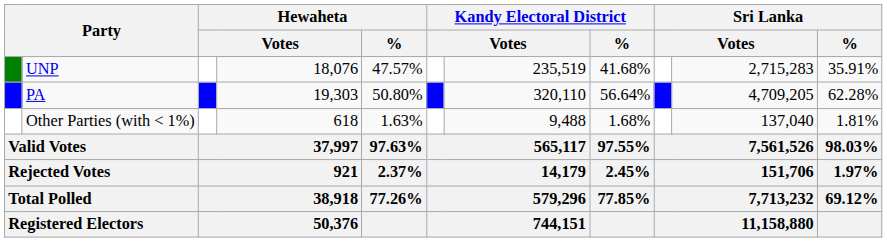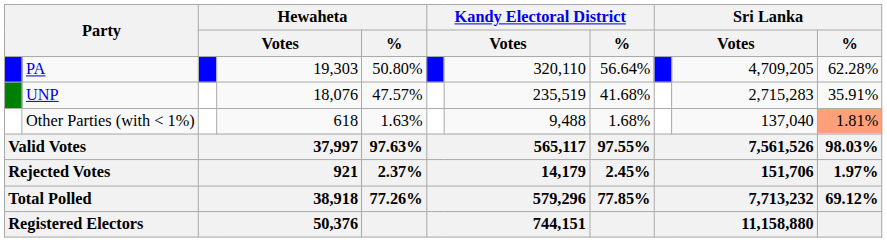rows swapped: (36, 95) <-> (42, 69)
(857, 120) no background -> (857, 120) lightsalmon background
